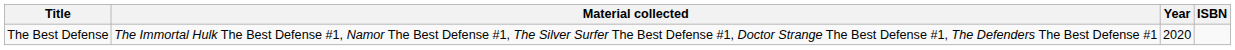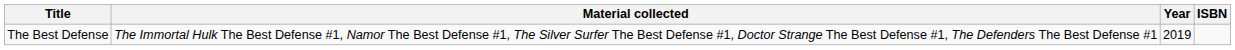(1177, 34) 2020 -> (1177, 34) 2019
